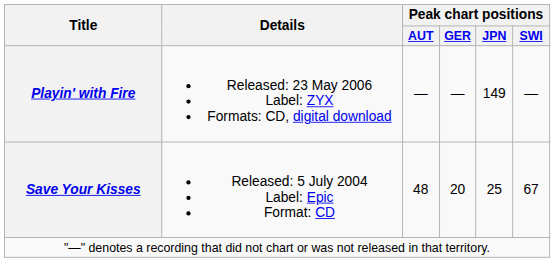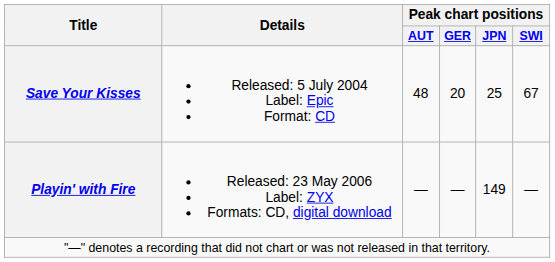rows swapped: (83, 189) <-> (83, 93)
